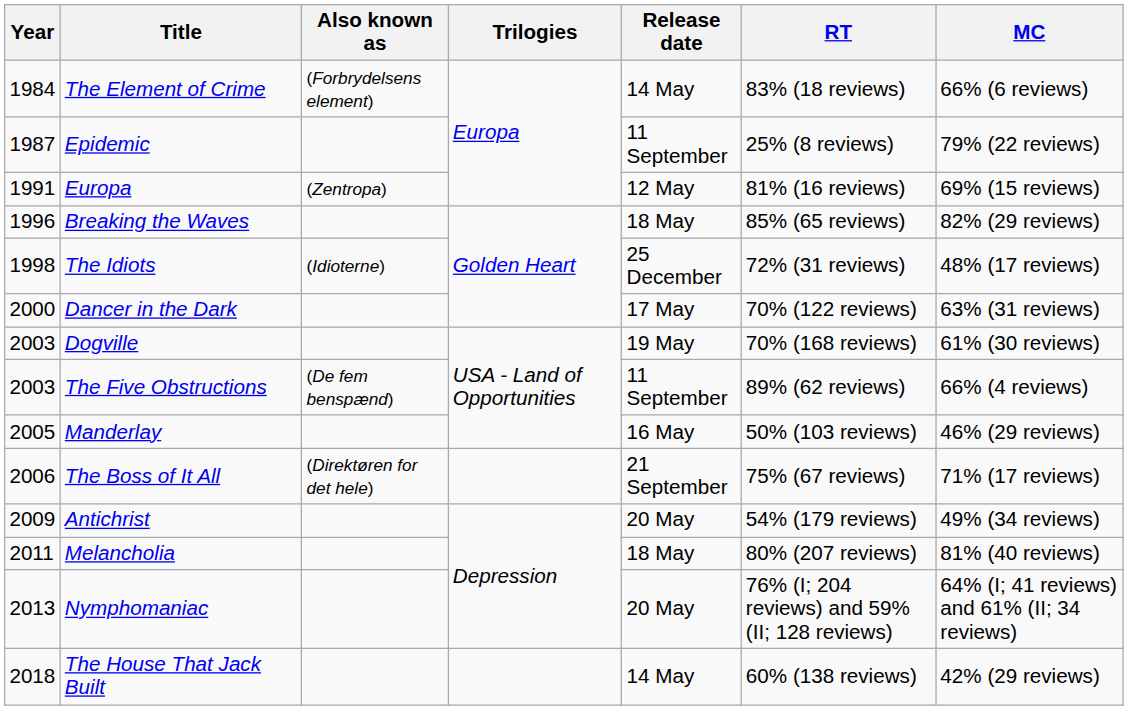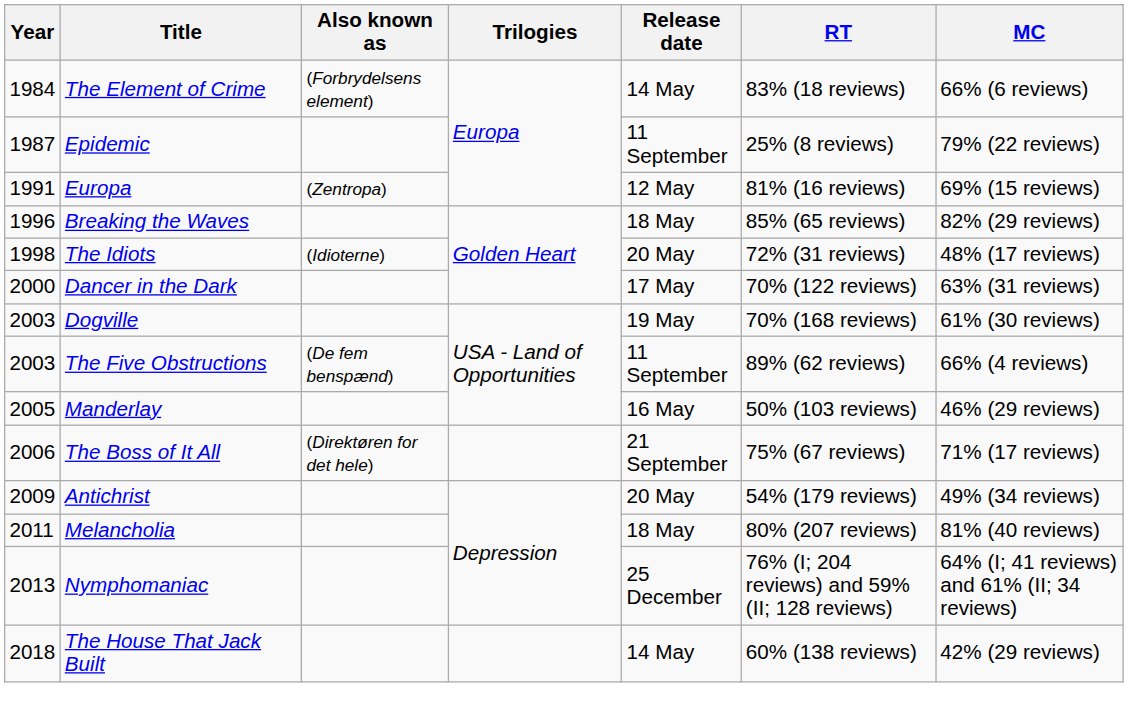(674, 265) 25 December -> (660, 254) 20 May
(660, 608) 20 May -> (674, 585) 25 December
